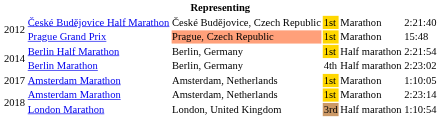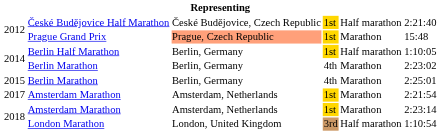(361, 22) Marathon -> (371, 22) Half marathon
(420, 51) 2:21:54 -> (420, 51) 1:10:05
(371, 66) Half marathon -> (361, 66) Marathon
+ row: (15, 80)
(420, 80) 1:10:05 -> (420, 95) 2:21:54
